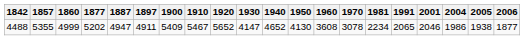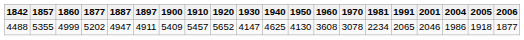(198, 27) 5467 -> (198, 27) 5457
(275, 27) 4652 -> (275, 27) 4625
(481, 27) 1938 -> (481, 27) 1918
